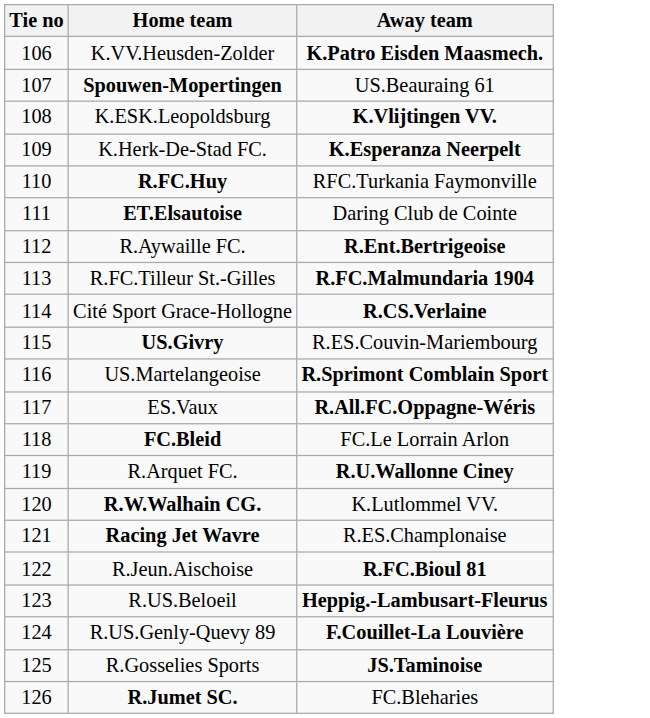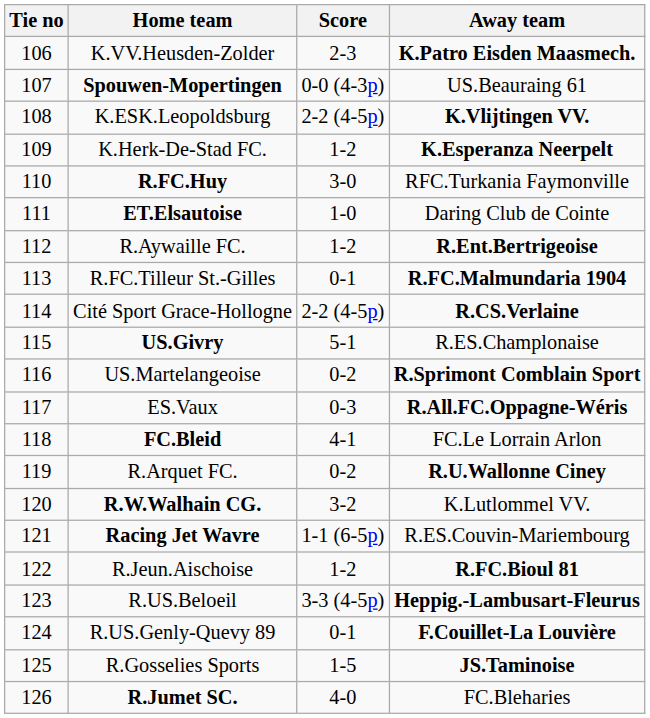+ column: (343, 20)
(425, 342) R.ES.Couvin-Mariembourg -> (517, 342) R.ES.Champlonaise
(425, 536) R.ES.Champlonaise -> (517, 536) R.ES.Couvin-Mariembourg
